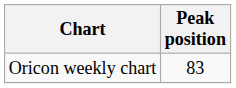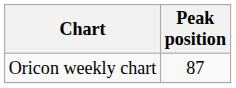(195, 67) 83 -> (195, 67) 87
